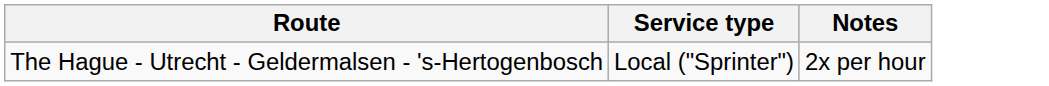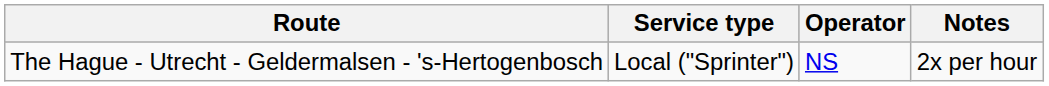+ column: (855, 23)
